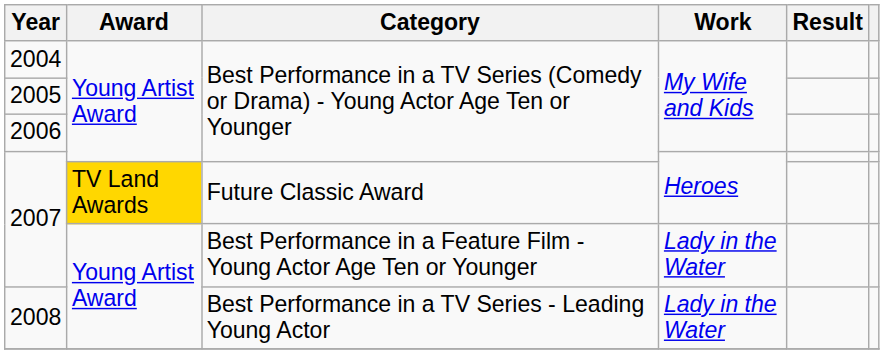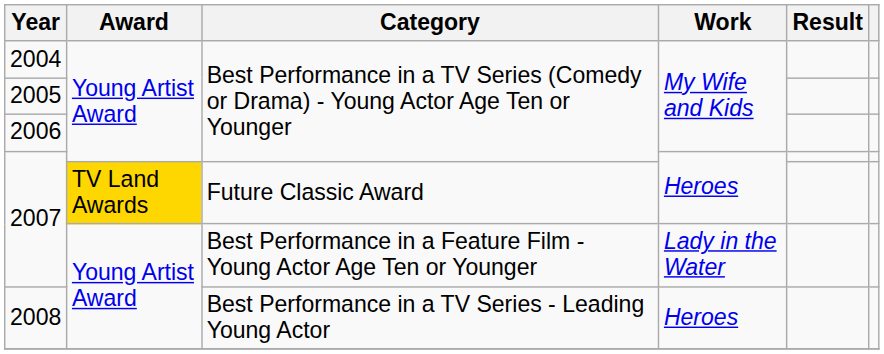(720, 317) Lady in the Water -> (701, 317) Heroes
